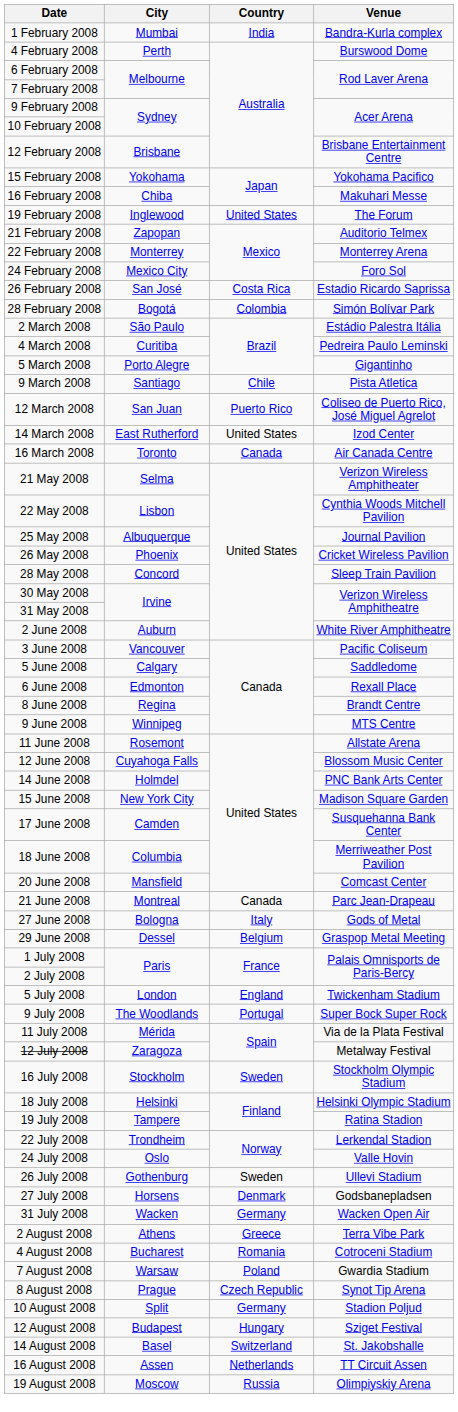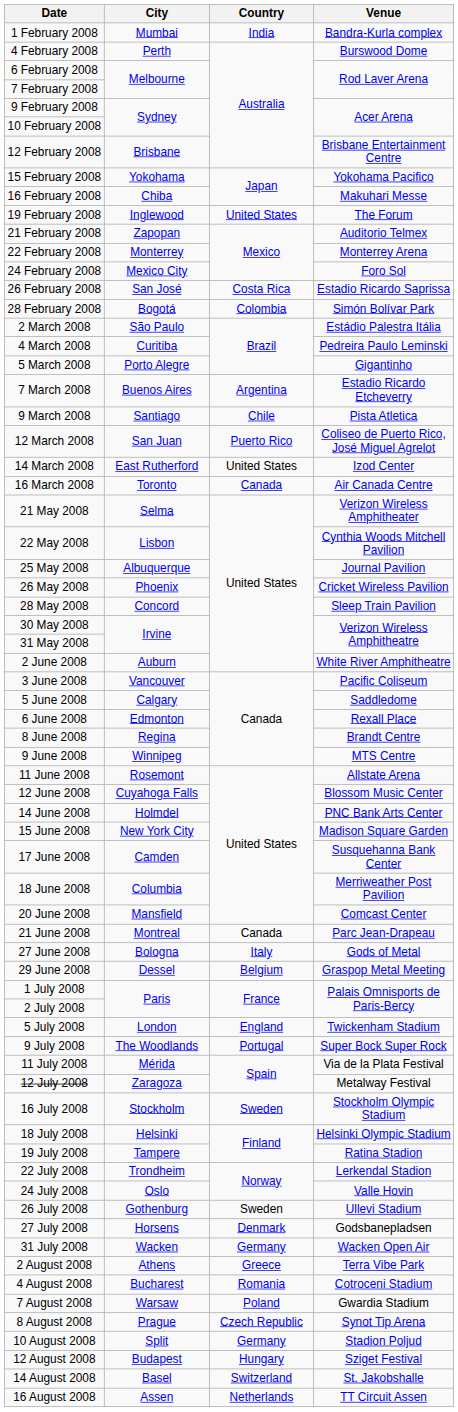+ row: (54, 390)
- row: (54, 1383)
